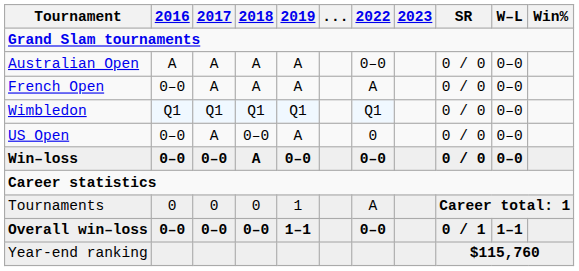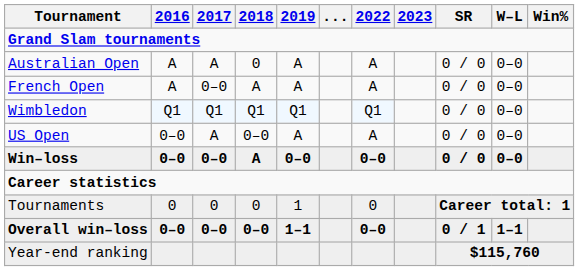(256, 64) A -> (256, 64) 0
(373, 64) 0–0 -> (373, 64) A
(172, 88) 0–0 -> (172, 88) A
(214, 88) A -> (214, 88) 0–0
(373, 135) 0 -> (373, 135) A
(373, 206) A -> (373, 206) 0
